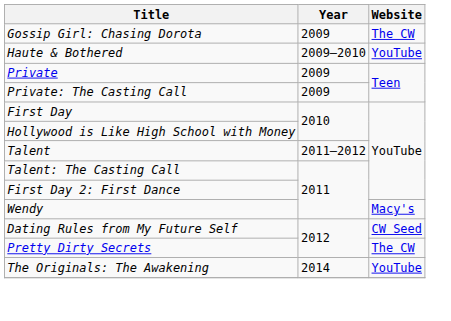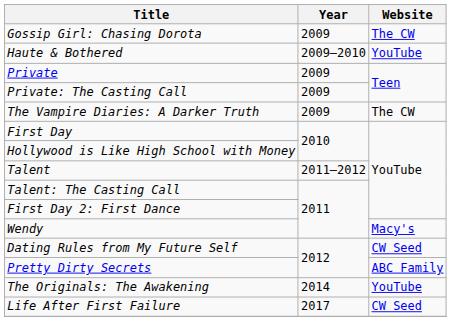+ row: (133, 112)
(393, 248) The CW -> (408, 268) ABC Family
+ row: (94, 307)
